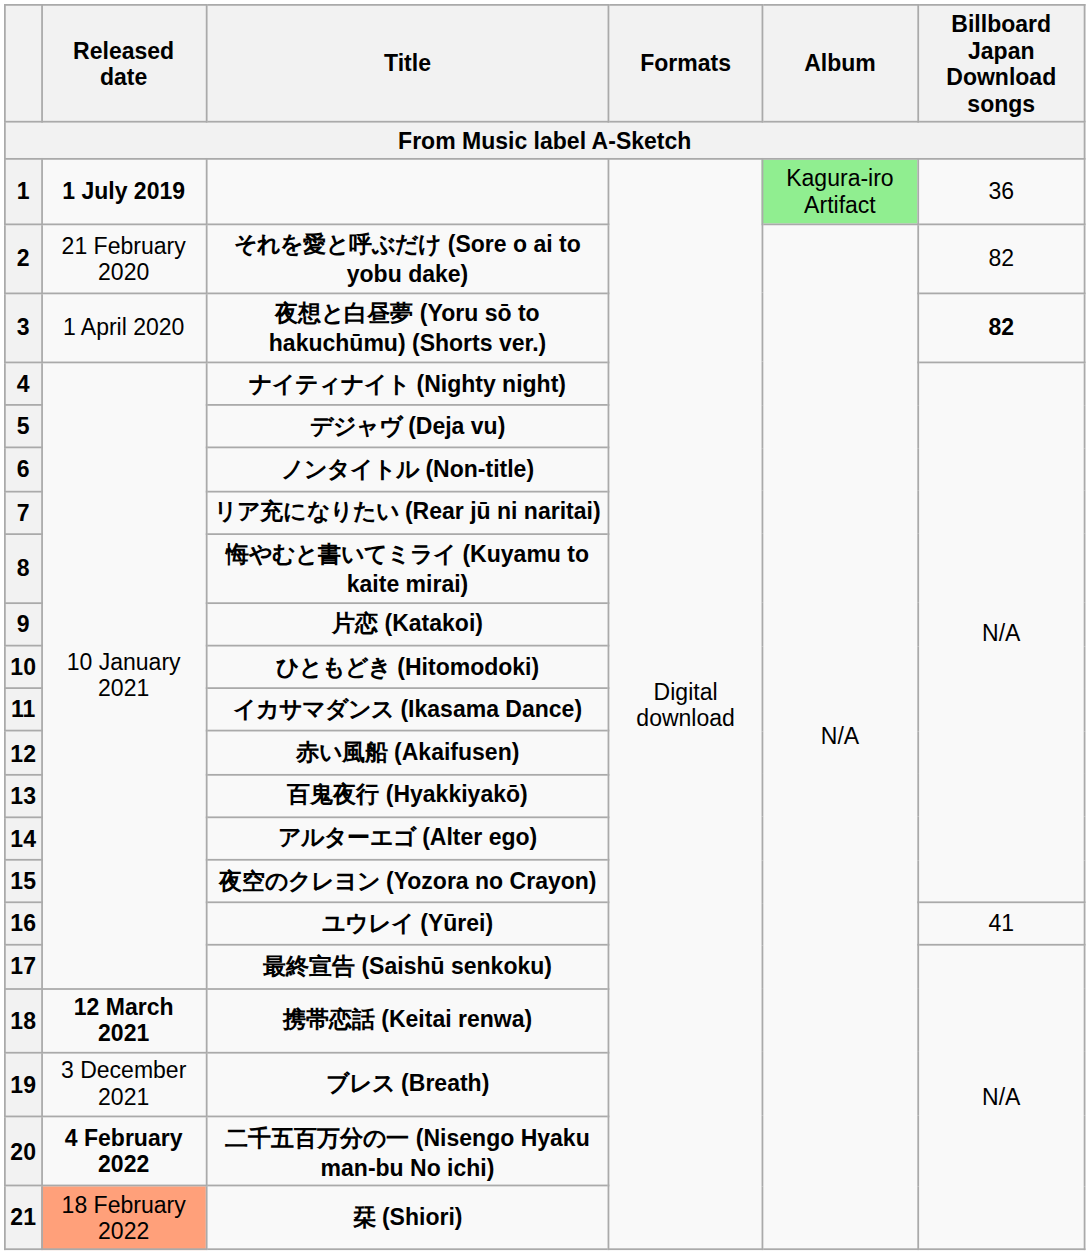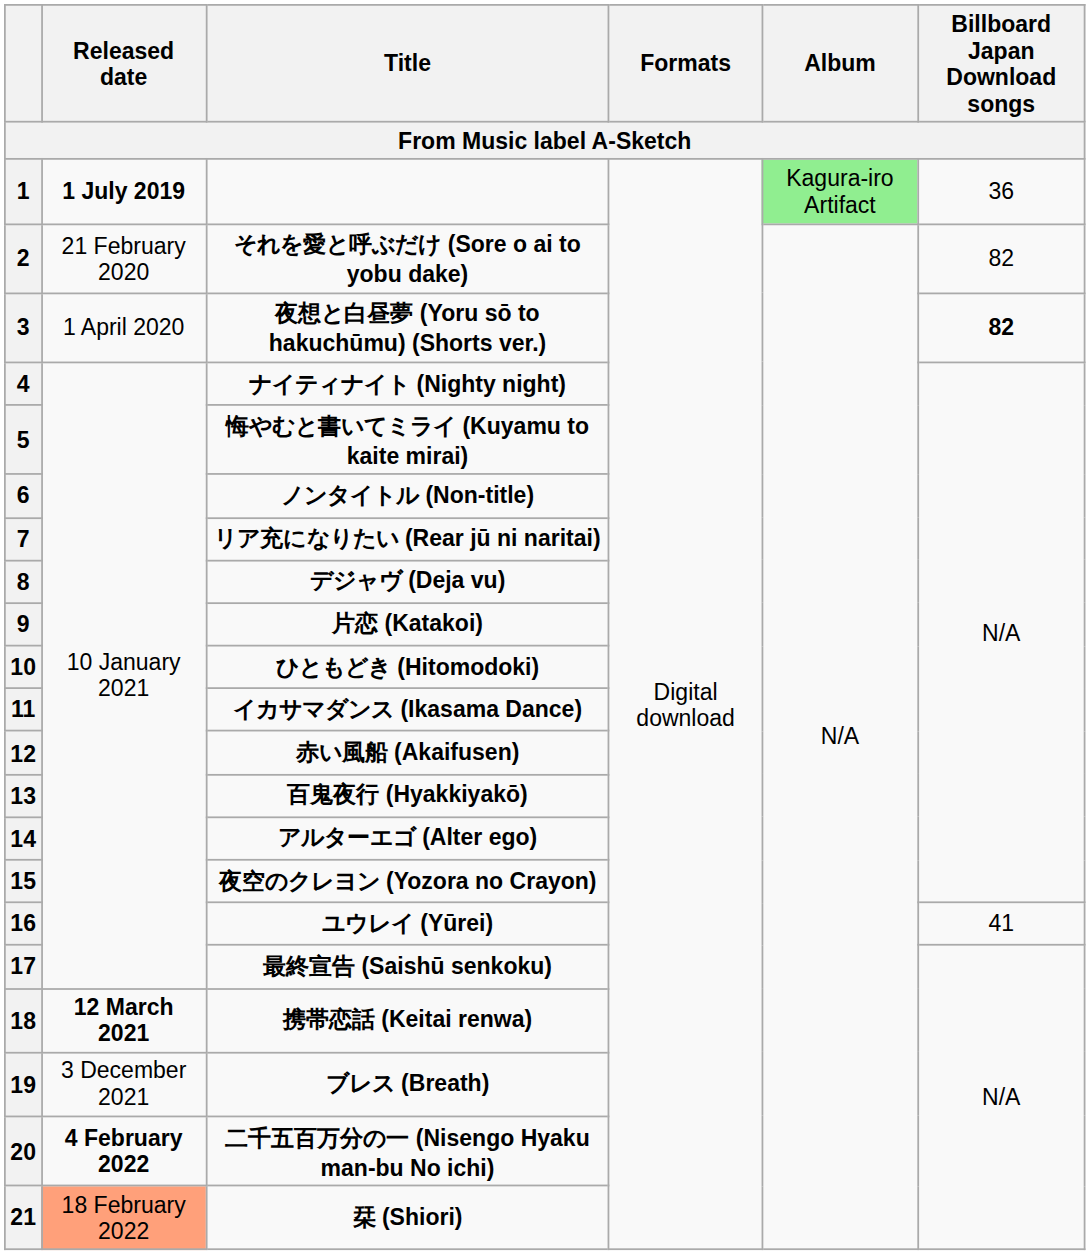(408, 426) デジャヴ (Deja vu) -> (408, 441) 悔やむと書いてミライ (Kuyamu to kaite mirai)
(408, 569) 悔やむと書いてミライ (Kuyamu to kaite mirai) -> (408, 581) デジャヴ (Deja vu)
